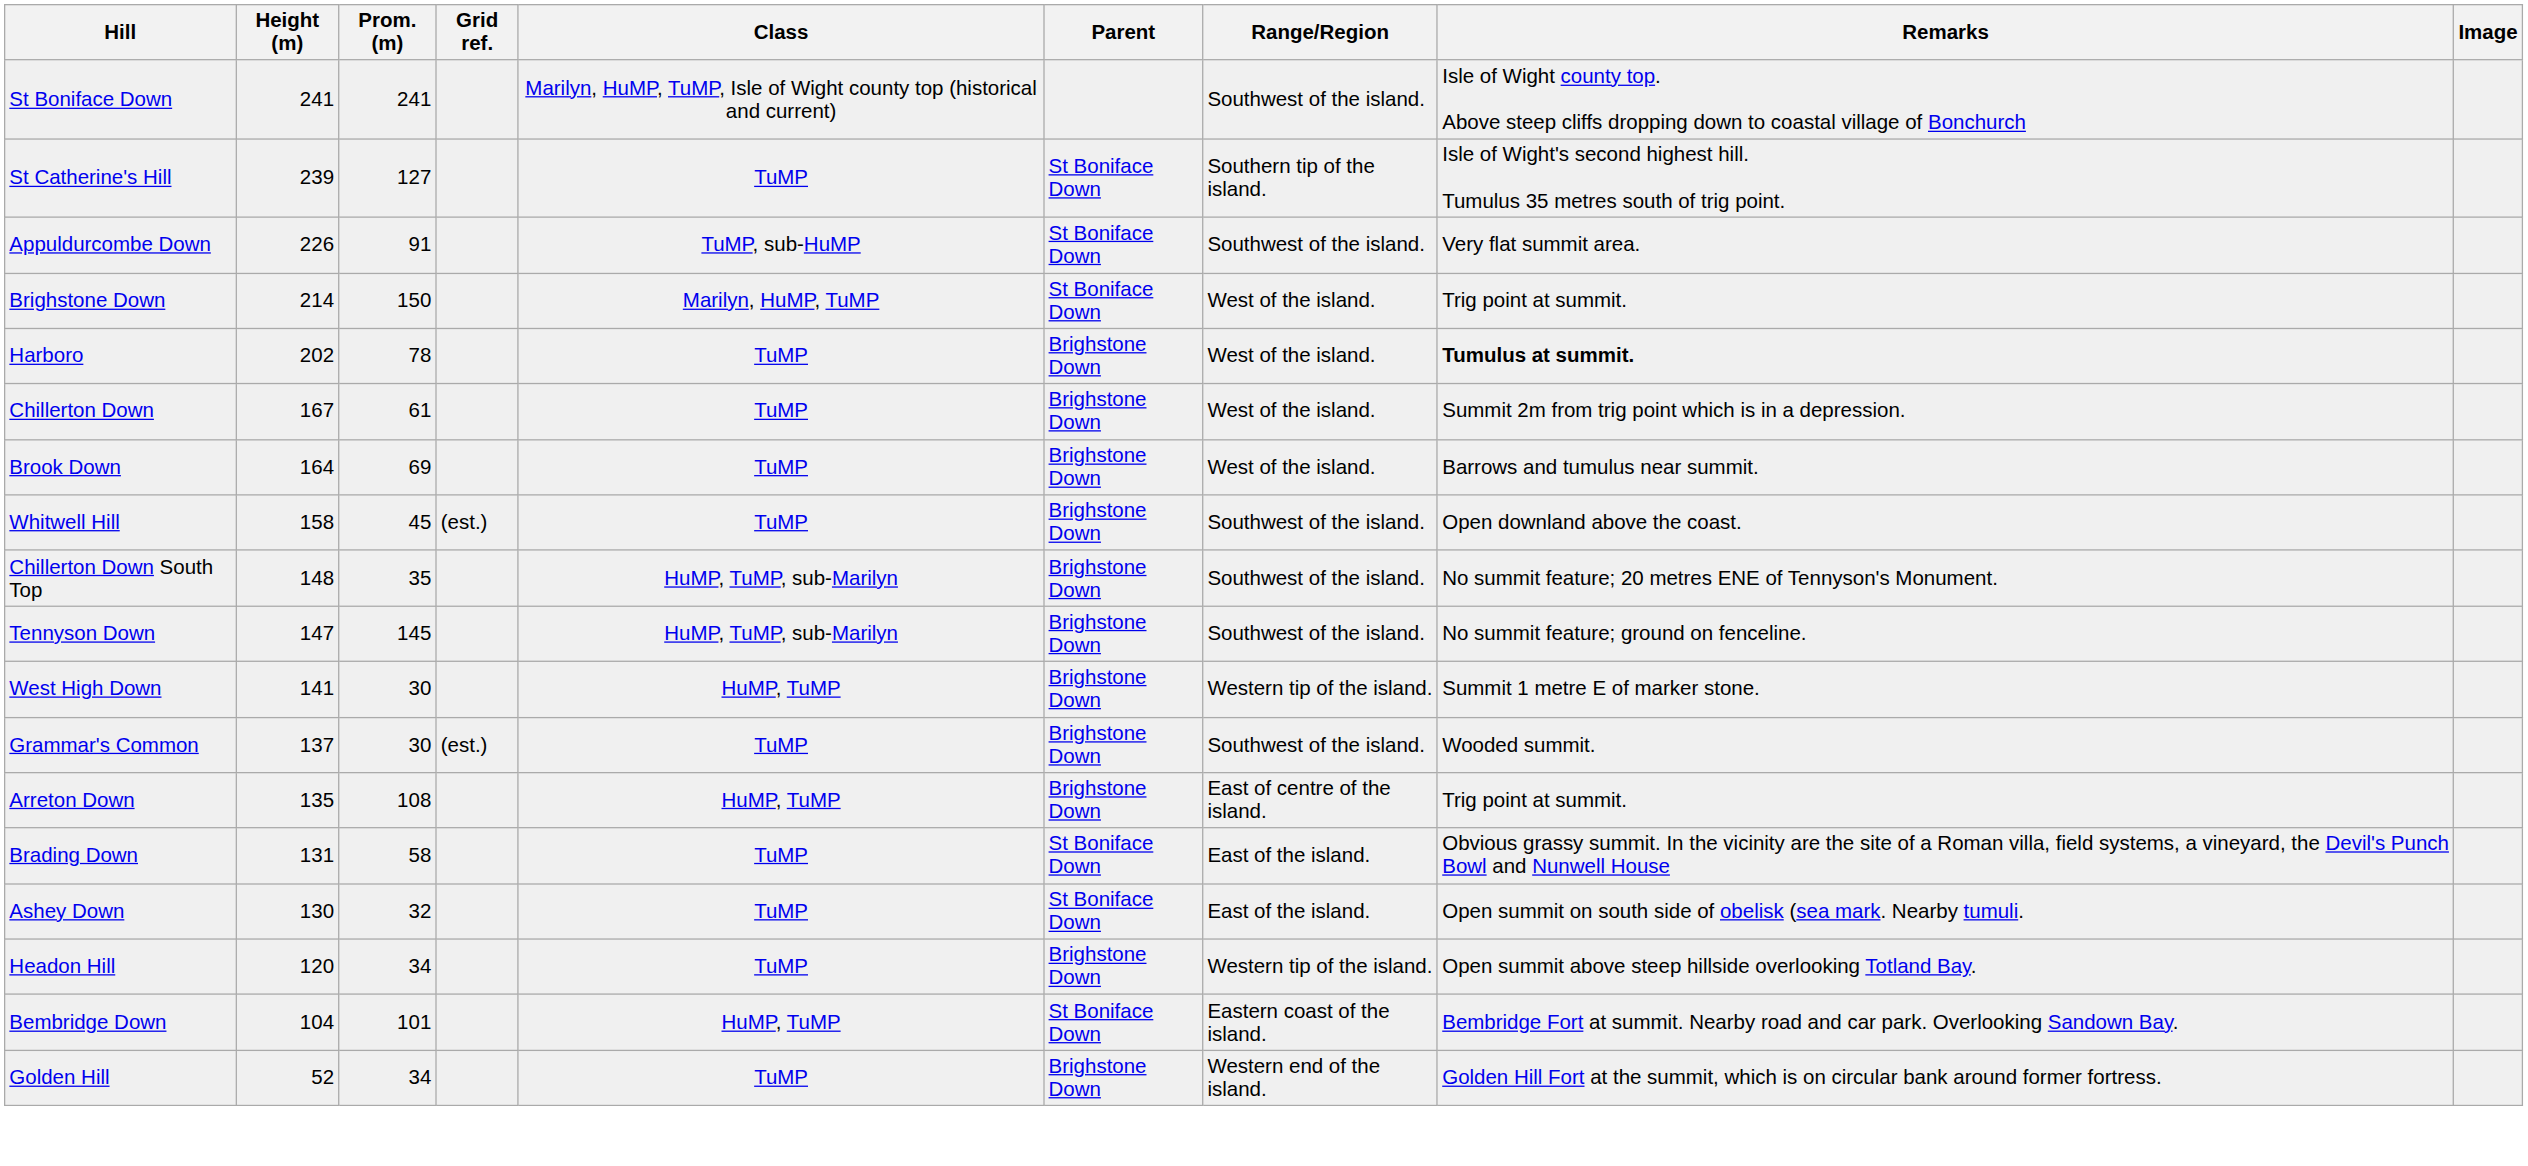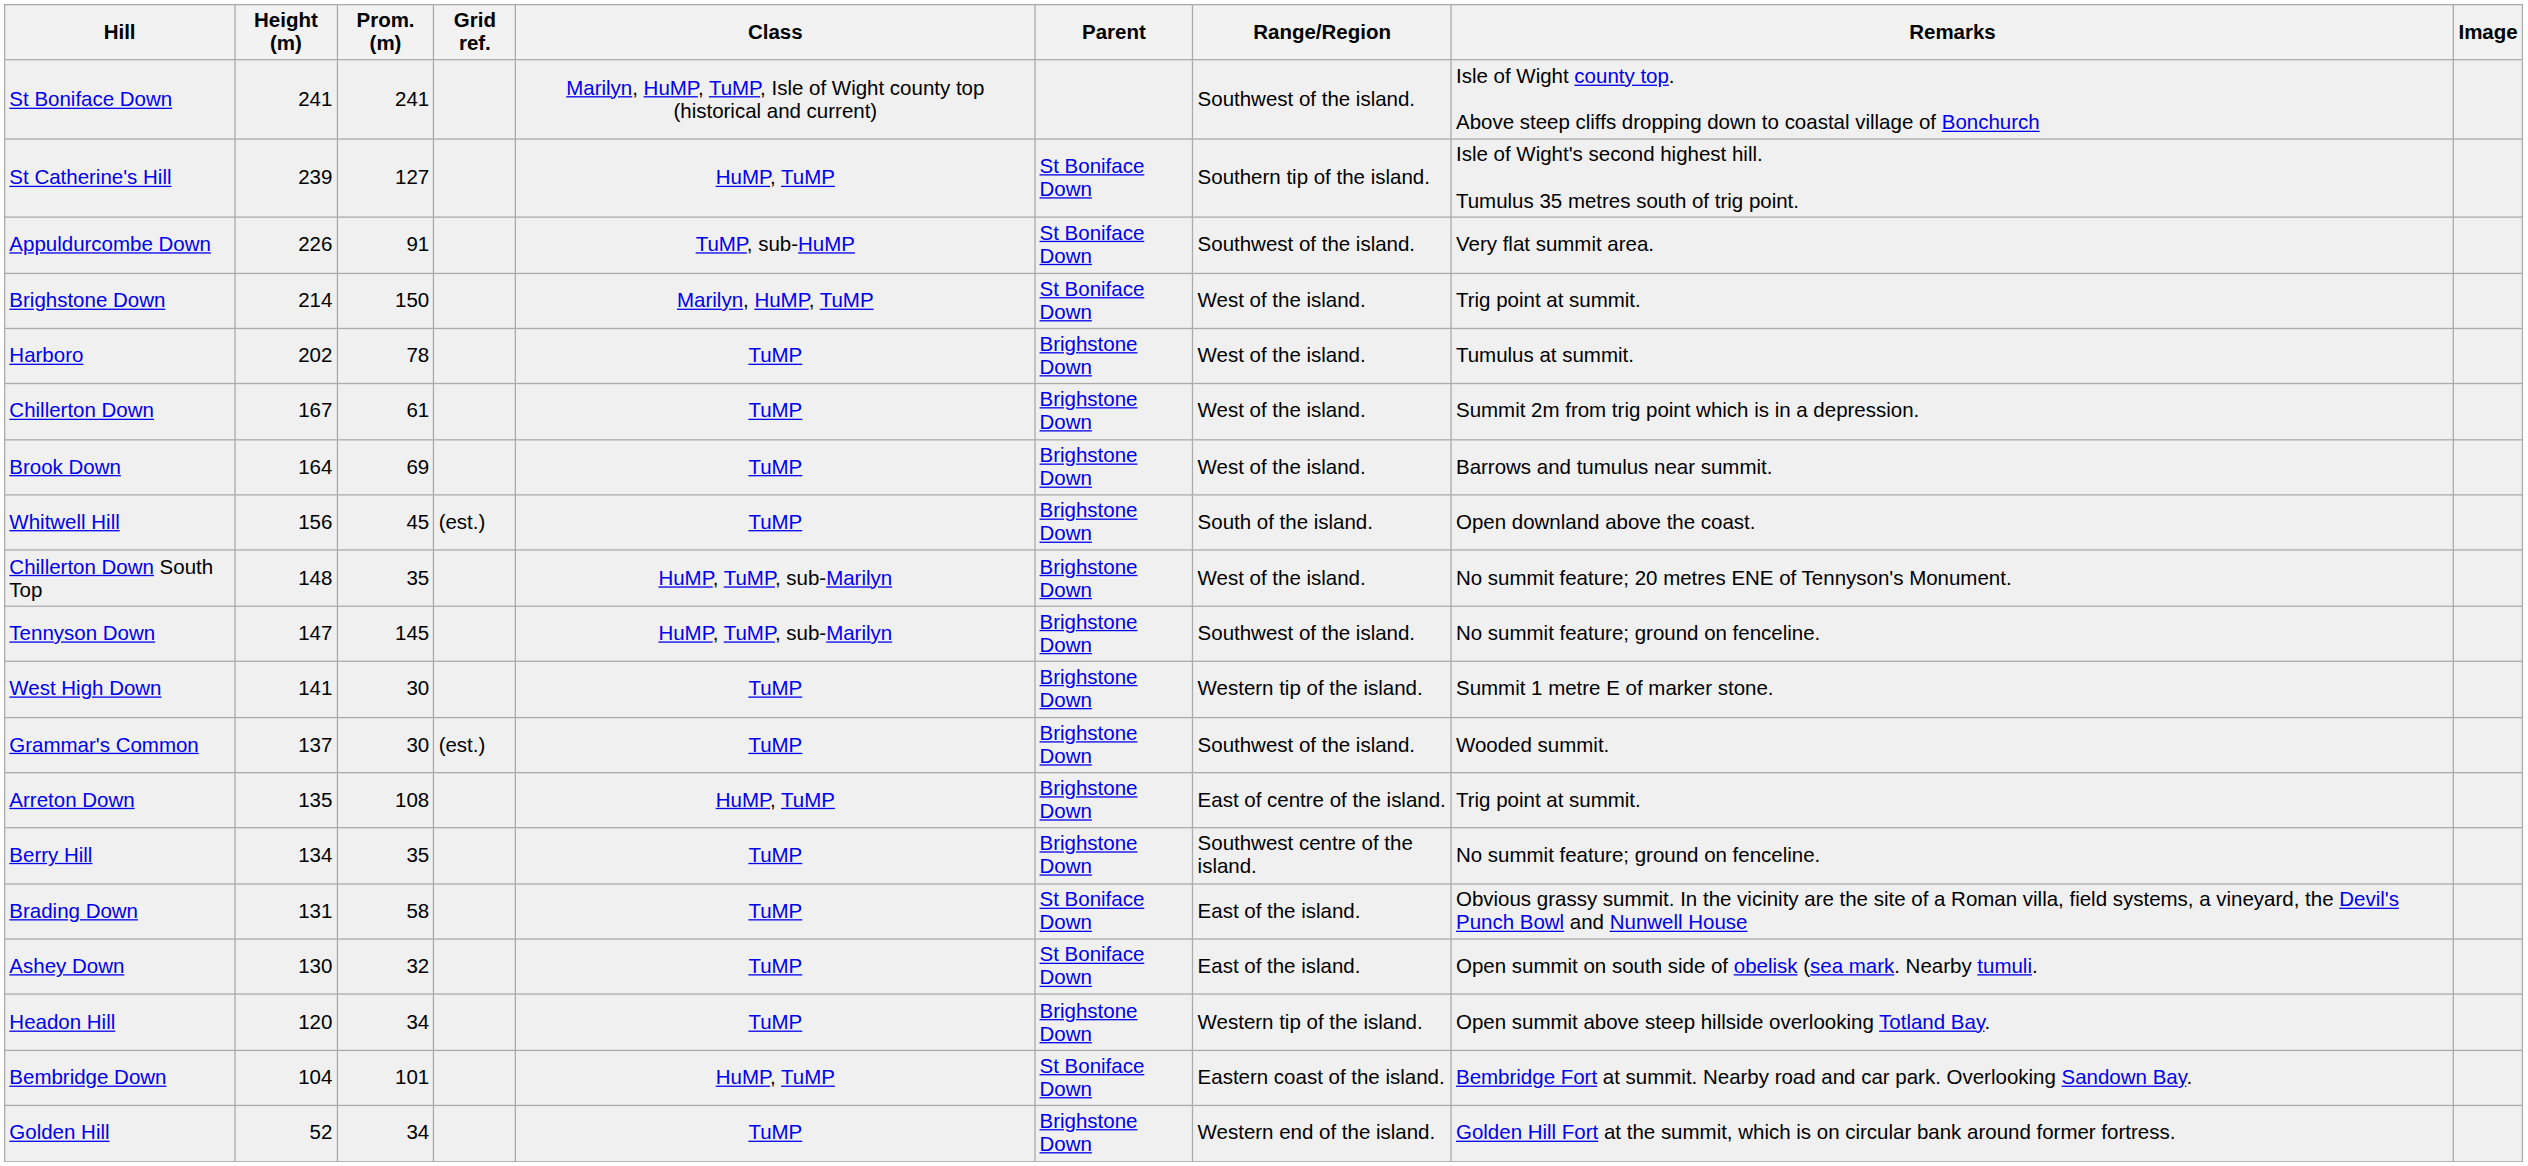(781, 177) TuMP -> (775, 177) HuMP, TuMP
(1538, 355) bold -> (1545, 355) normal
(317, 522) 158 -> (315, 522) 156
(1316, 522) Southwest of the island. -> (1285, 522) South of the island.
(1316, 578) Southwest of the island. -> (1282, 578) West of the island.
(781, 689) HuMP, TuMP -> (775, 689) TuMP
+ row: (51, 855)
